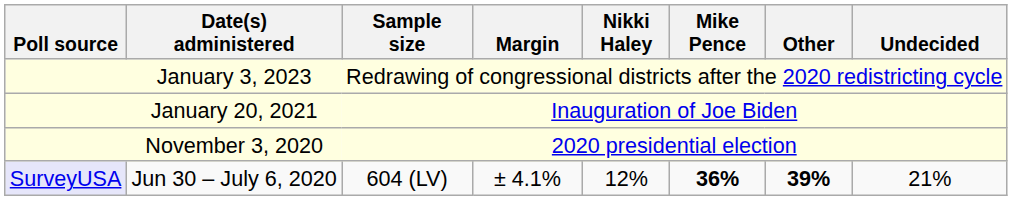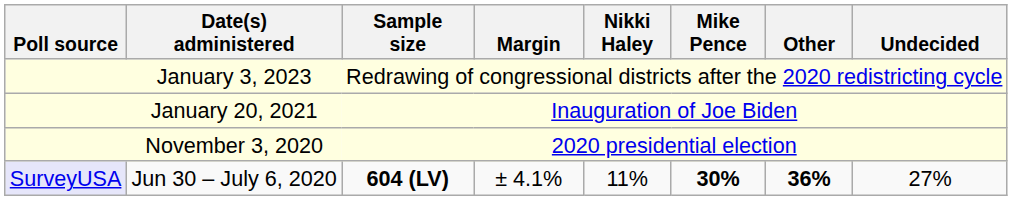(407, 179) normal -> (408, 179) bold
(626, 179) 12% -> (627, 179) 11%
(717, 179) 36% -> (718, 179) 30%
(809, 179) 39% -> (809, 179) 36%
(930, 179) 21% -> (930, 179) 27%
